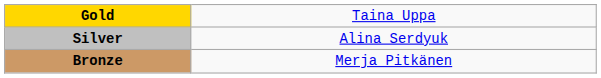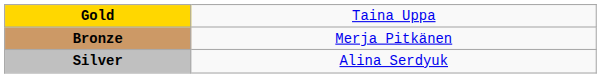rows swapped: (98, 39) <-> (98, 61)
